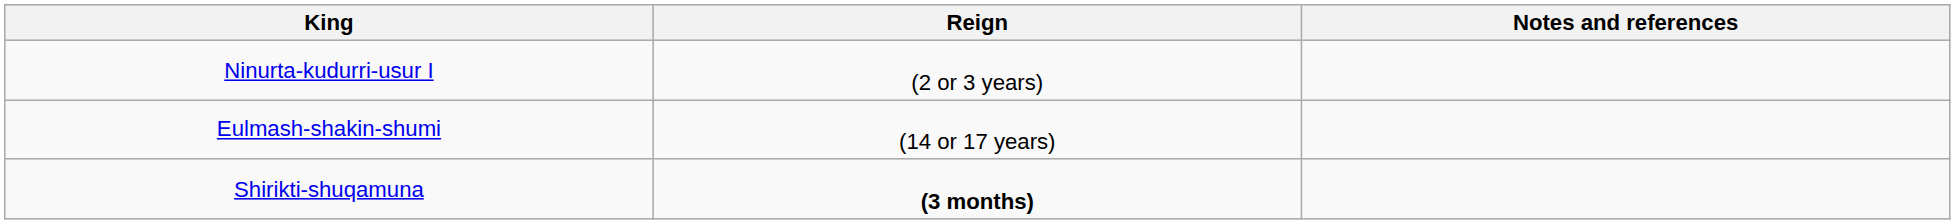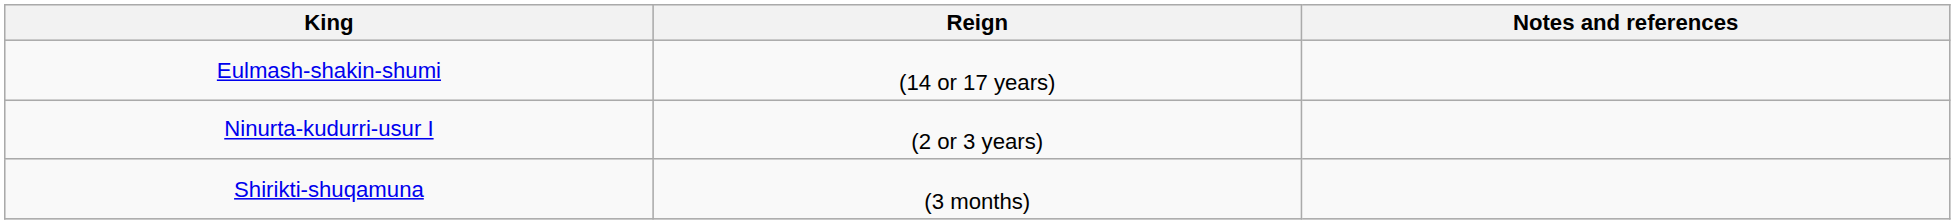rows swapped: (329, 130) <-> (329, 70)
(977, 202) bold -> (977, 202) normal
